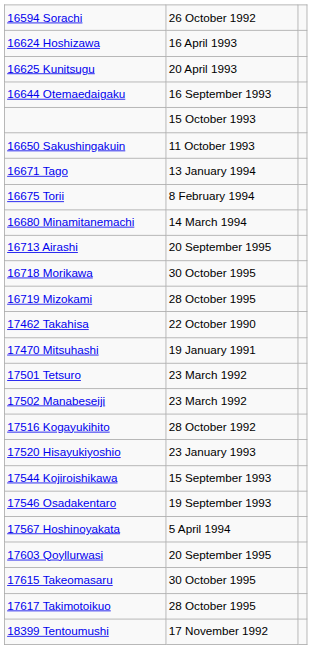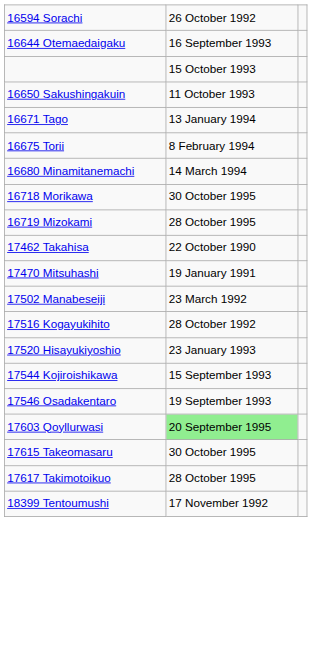- row: (54, 43)
- row: (51, 68)
- row: (43, 247)
- row: (44, 375)
- row: (64, 529)
(220, 554) no background -> (220, 426) lightgreen background
